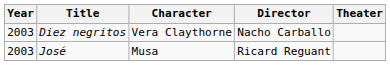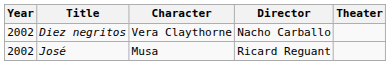(21, 32) 2003 -> (21, 32) 2002
(21, 51) 2003 -> (21, 51) 2002
